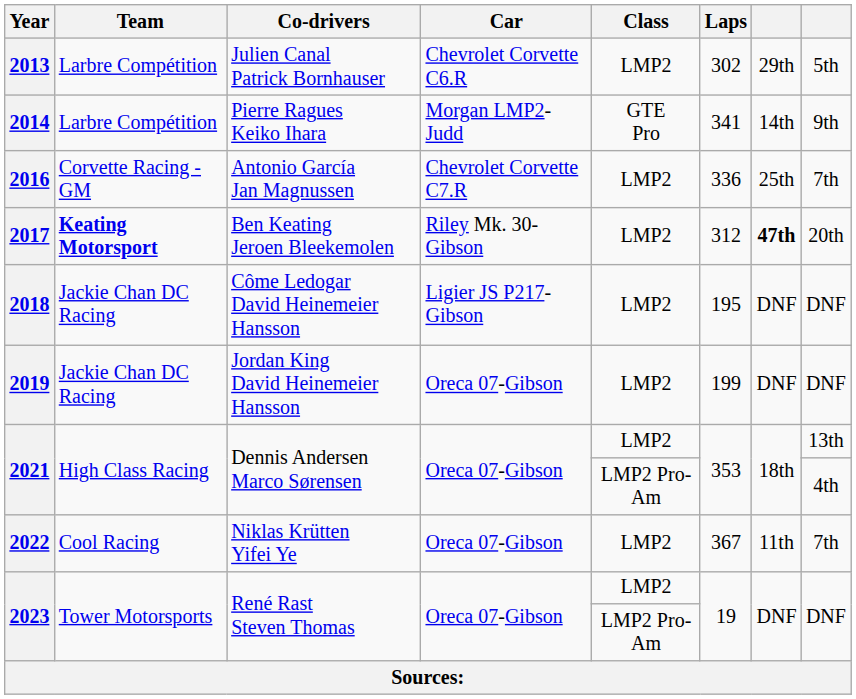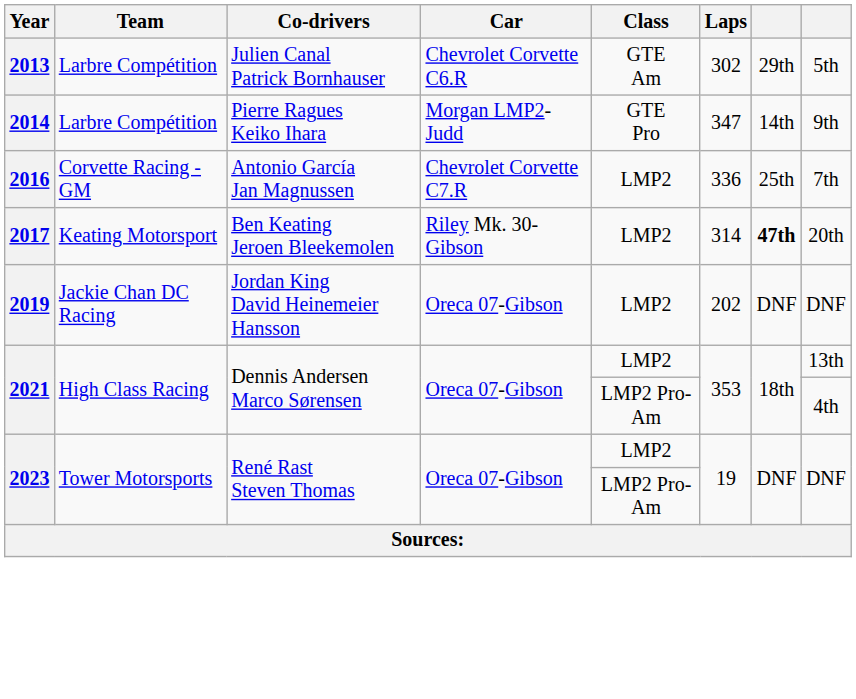(646, 66) LMP2 -> (646, 66) GTE Am
(726, 122) 341 -> (726, 122) 347
(108, 236) bold -> (138, 236) normal
(726, 236) 312 -> (726, 236) 314
- row: (29, 304)
(726, 384) 199 -> (726, 304) 202
- row: (29, 542)
